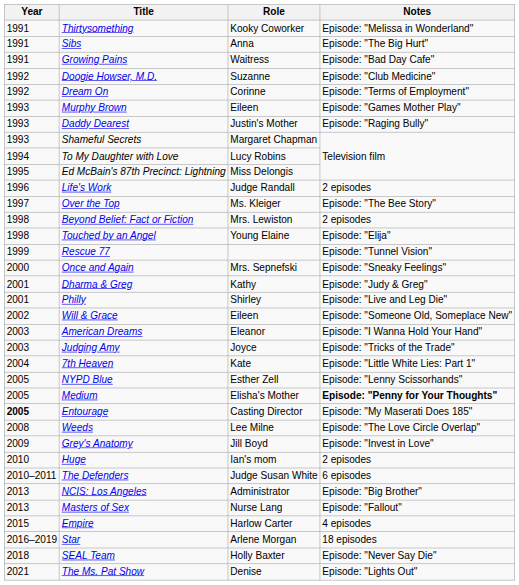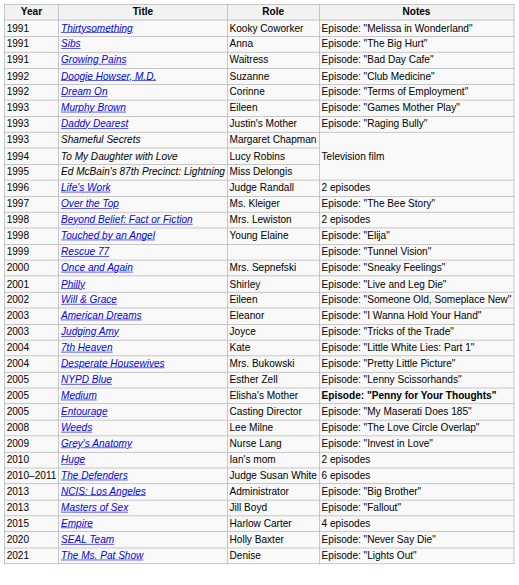- row: (97, 284)
+ row: (113, 364)
(18, 412) bold -> (18, 412) normal
(249, 444) Jill Boyd -> (256, 444) Nurse Lang
(256, 508) Nurse Lang -> (248, 508) Jill Boyd
- row: (71, 540)
(18, 556) 2018 -> (18, 540) 2020
